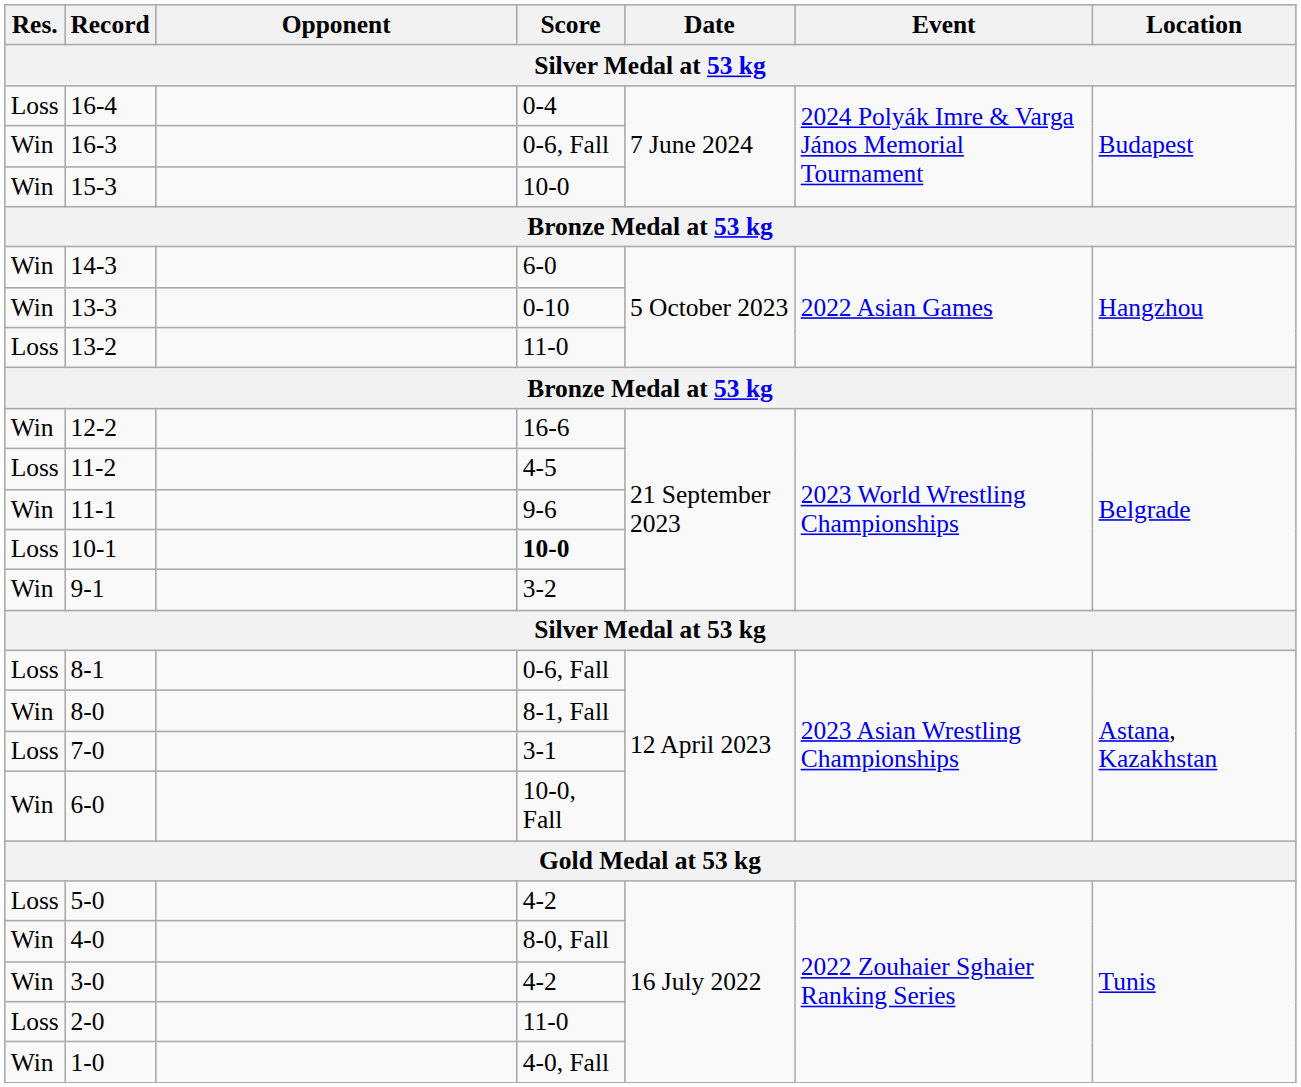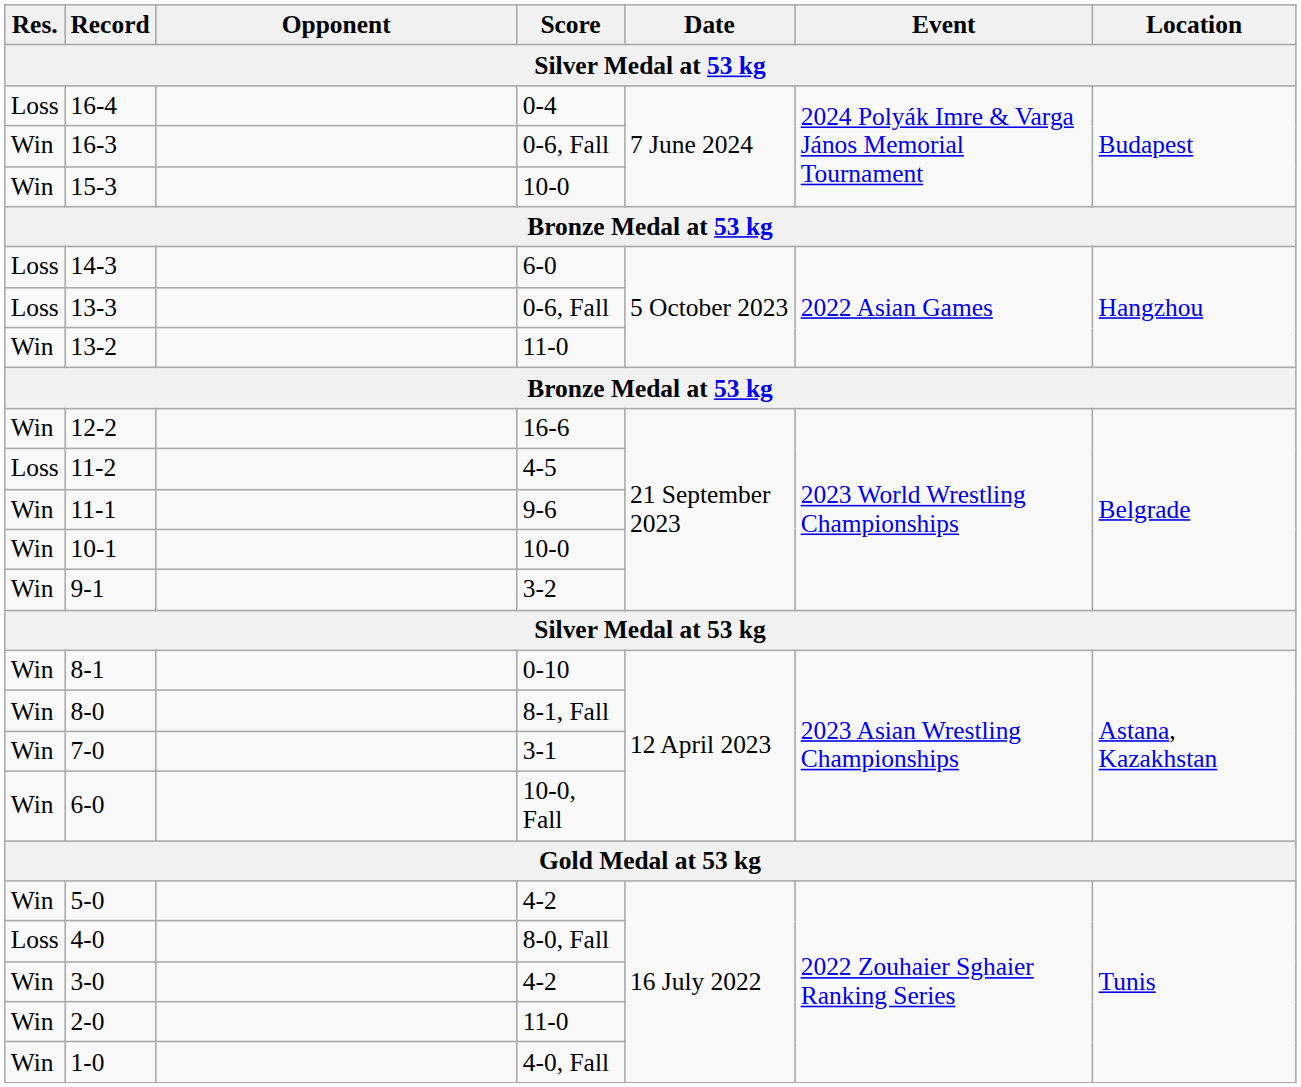(32, 266) Win -> (35, 266) Loss
(32, 307) Win -> (35, 307) Loss
(546, 307) 0-10 -> (566, 307) 0-6, Fall
(35, 347) Loss -> (32, 347) Win
(35, 549) Loss -> (32, 549) Win
(546, 549) bold -> (546, 549) normal
(35, 670) Loss -> (32, 670) Win
(566, 670) 0-6, Fall -> (546, 670) 0-10
(35, 750) Loss -> (32, 750) Win
(35, 900) Loss -> (32, 900) Win
(32, 940) Win -> (35, 940) Loss
(35, 1021) Loss -> (32, 1021) Win
